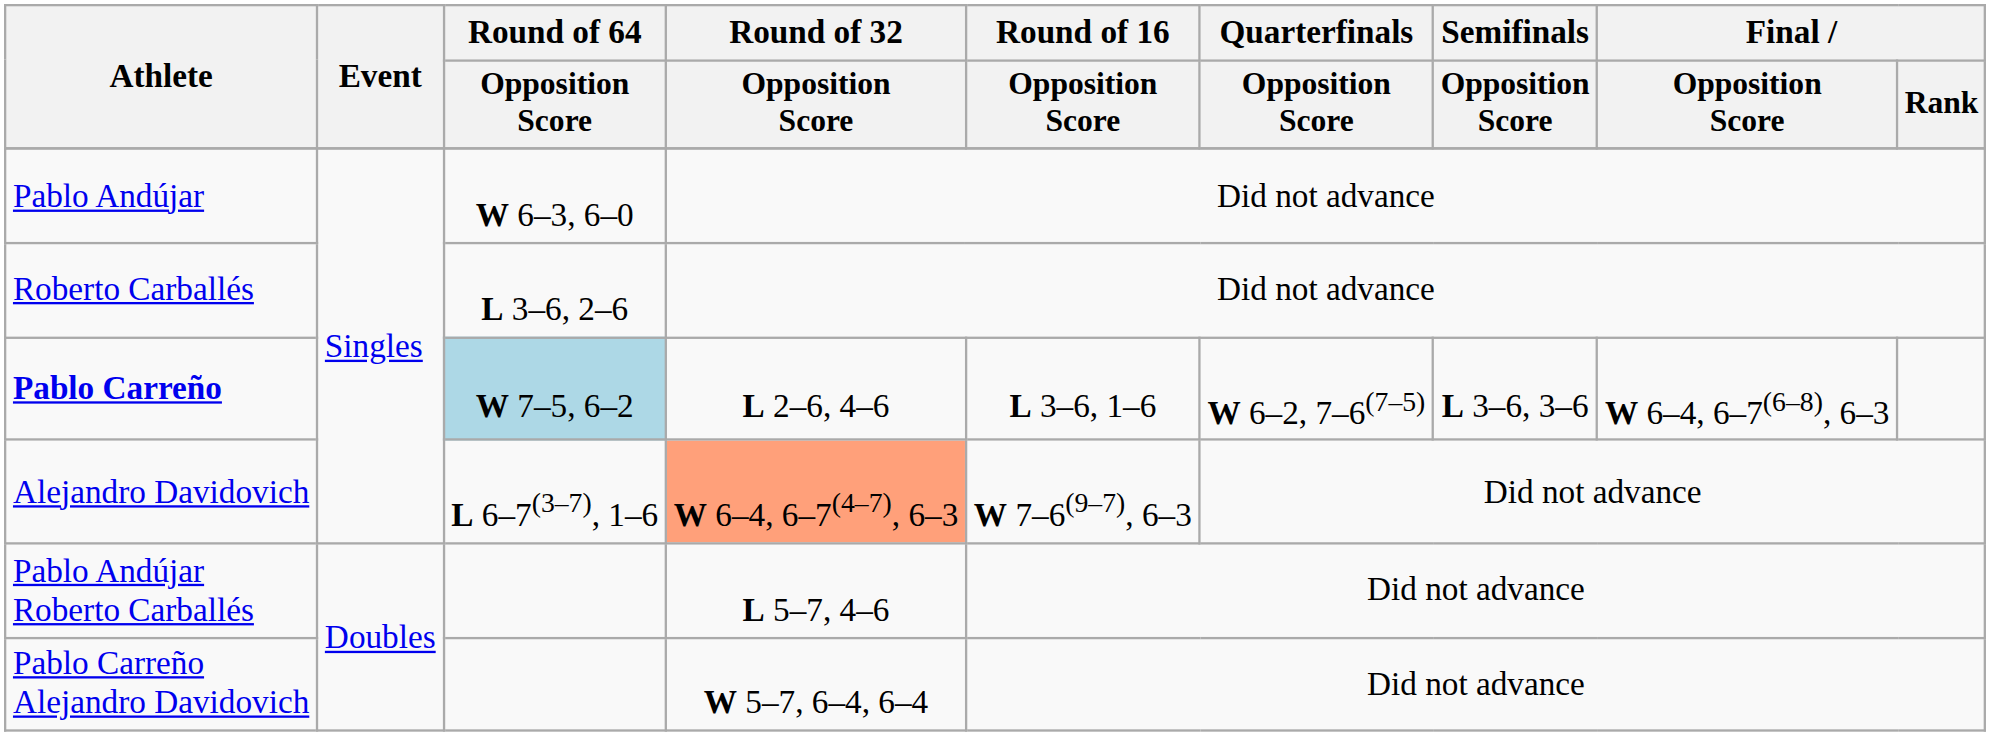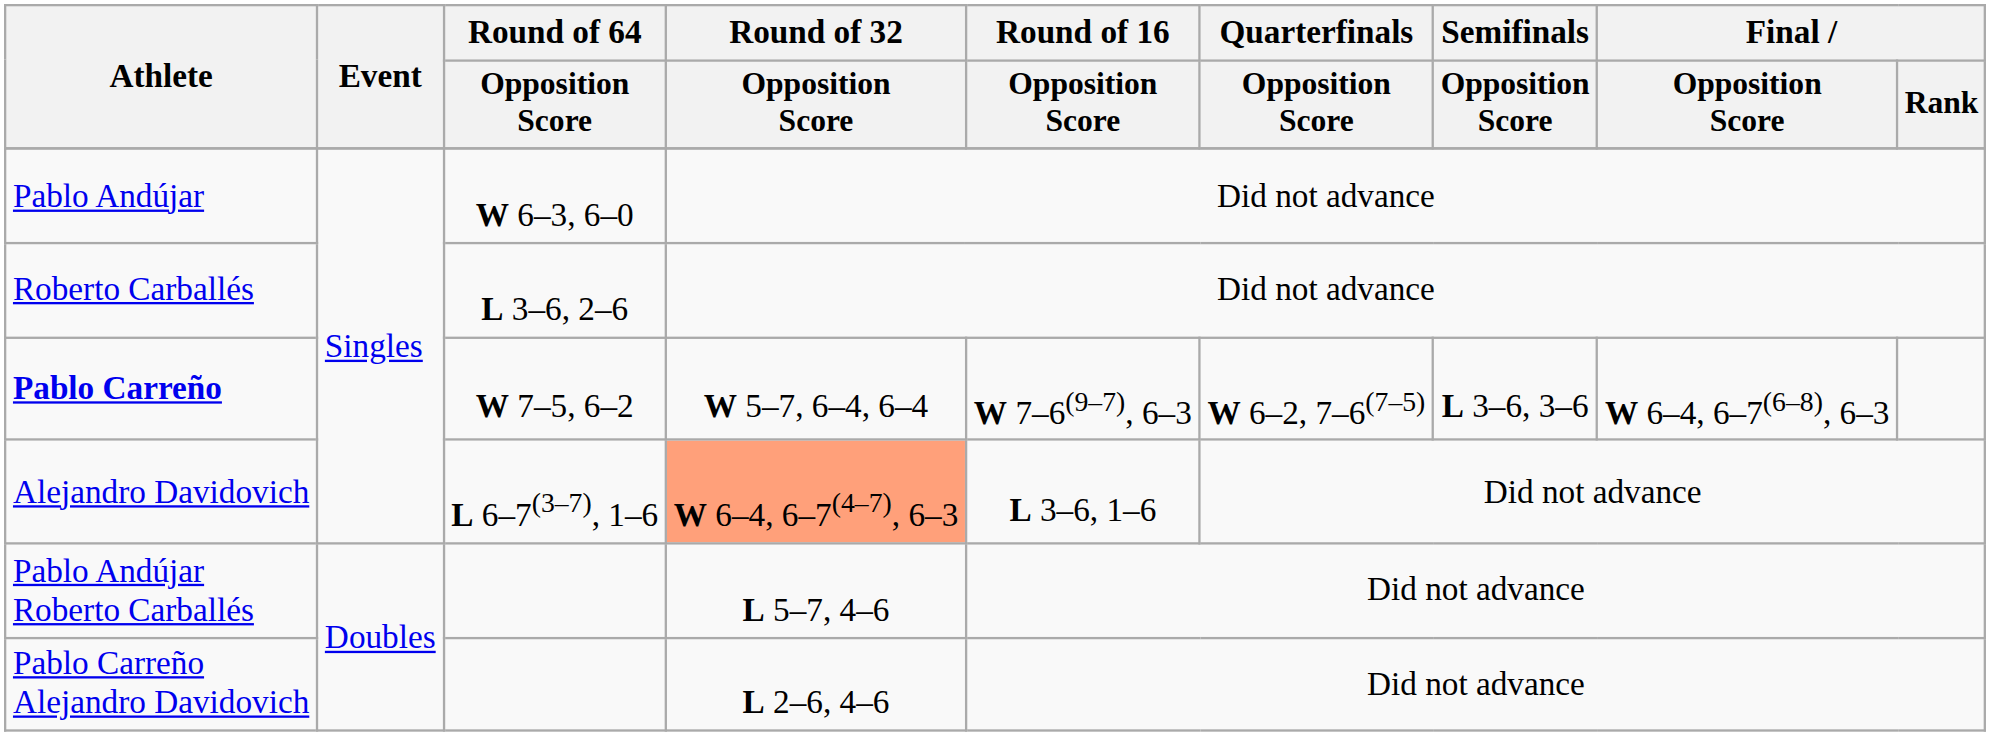(555, 407) lightblue background -> (555, 407) no background
(816, 407) L 2–6, 4–6 -> (816, 407) W 5–7, 6–4, 6–4
(1083, 407) L 3–6, 1–6 -> (1083, 407) W 7–6(9–7), 6–3
(1083, 510) W 7–6(9–7), 6–3 -> (1083, 510) L 3–6, 1–6
(816, 703) W 5–7, 6–4, 6–4 -> (816, 703) L 2–6, 4–6
